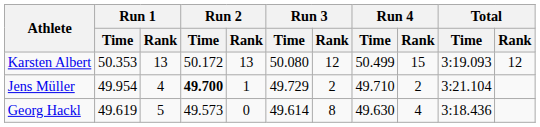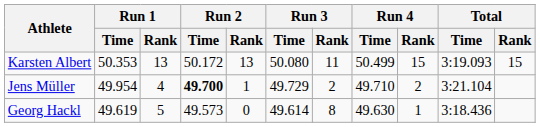(332, 63) 12 -> (332, 63) 11
(515, 63) 12 -> (515, 63) 15
(418, 110) 4 -> (418, 110) 1
